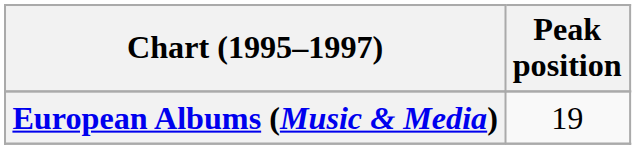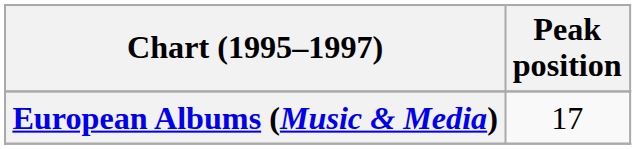(567, 117) 19 -> (567, 117) 17
